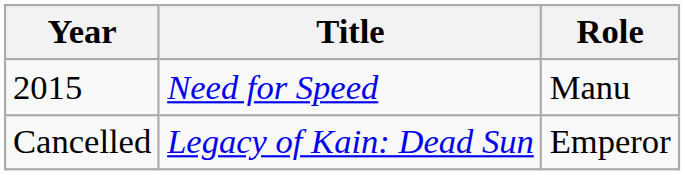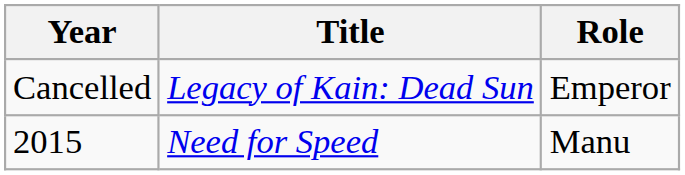rows swapped: (48, 86) <-> (82, 141)
